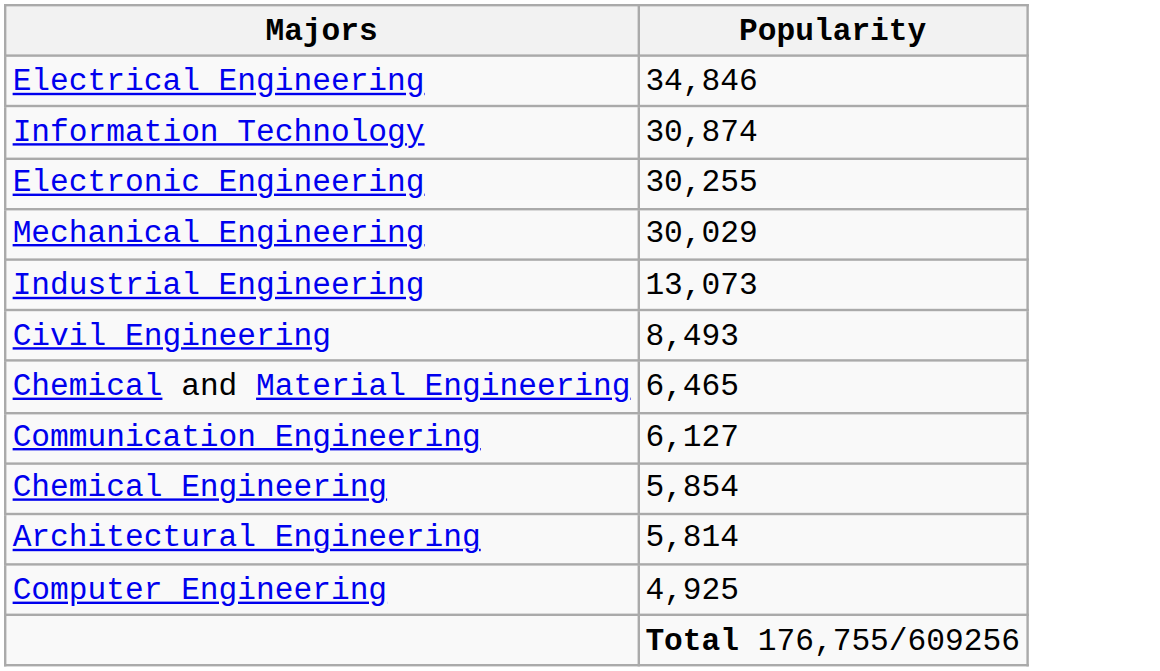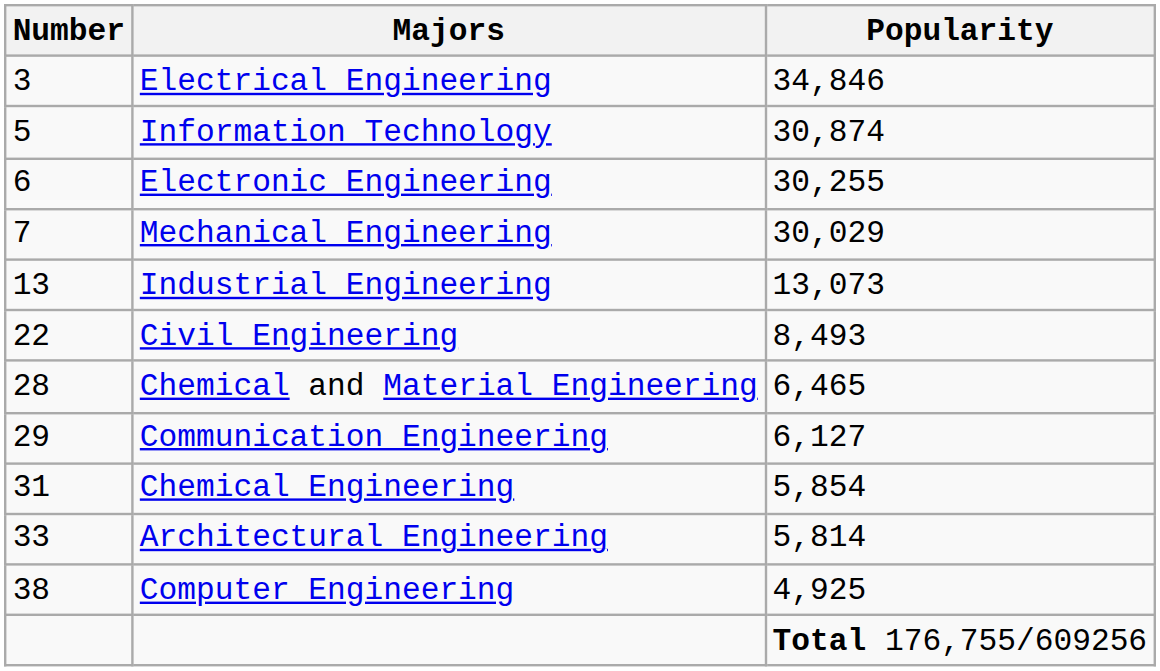+ column: (69, 31)
